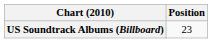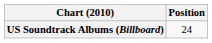(187, 29) 23 -> (187, 29) 24
